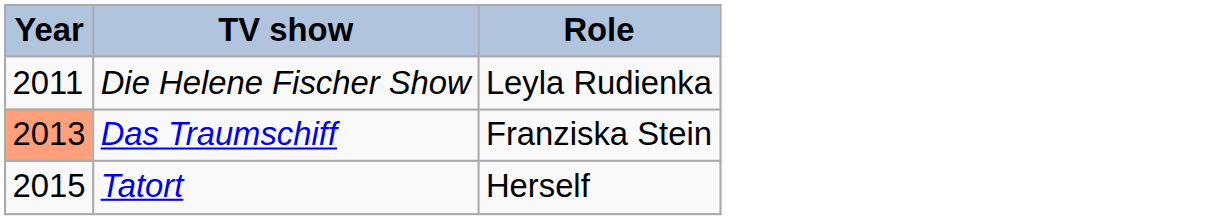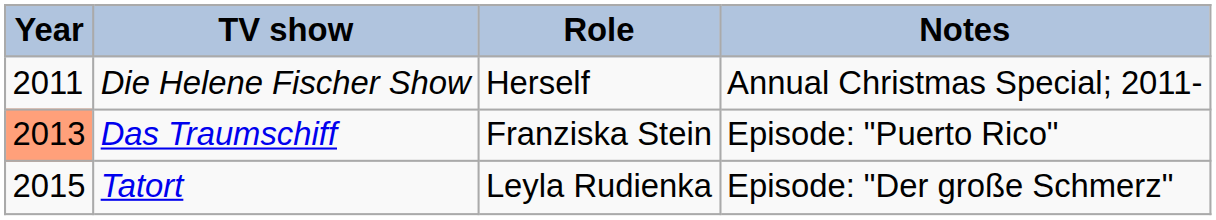+ column: (965, 30)
(599, 82) Leyla Rudienka -> (538, 82) Herself
(538, 186) Herself -> (599, 186) Leyla Rudienka
